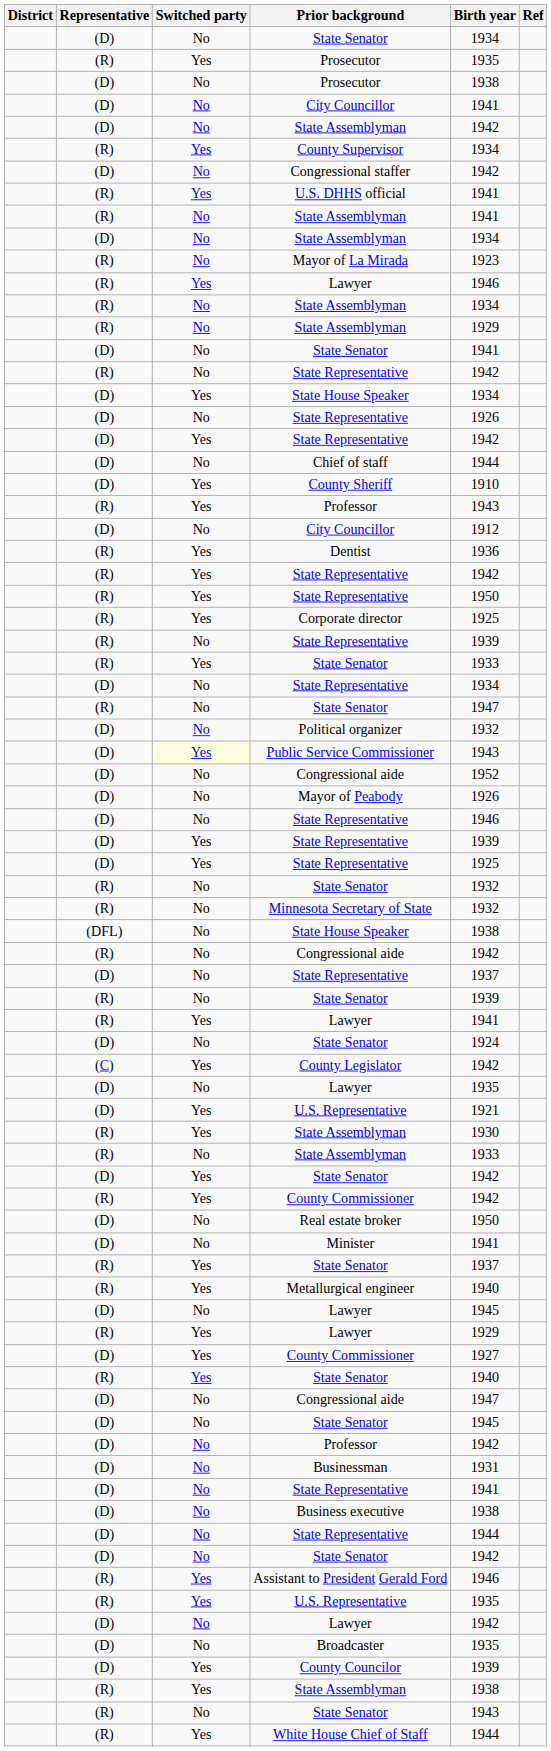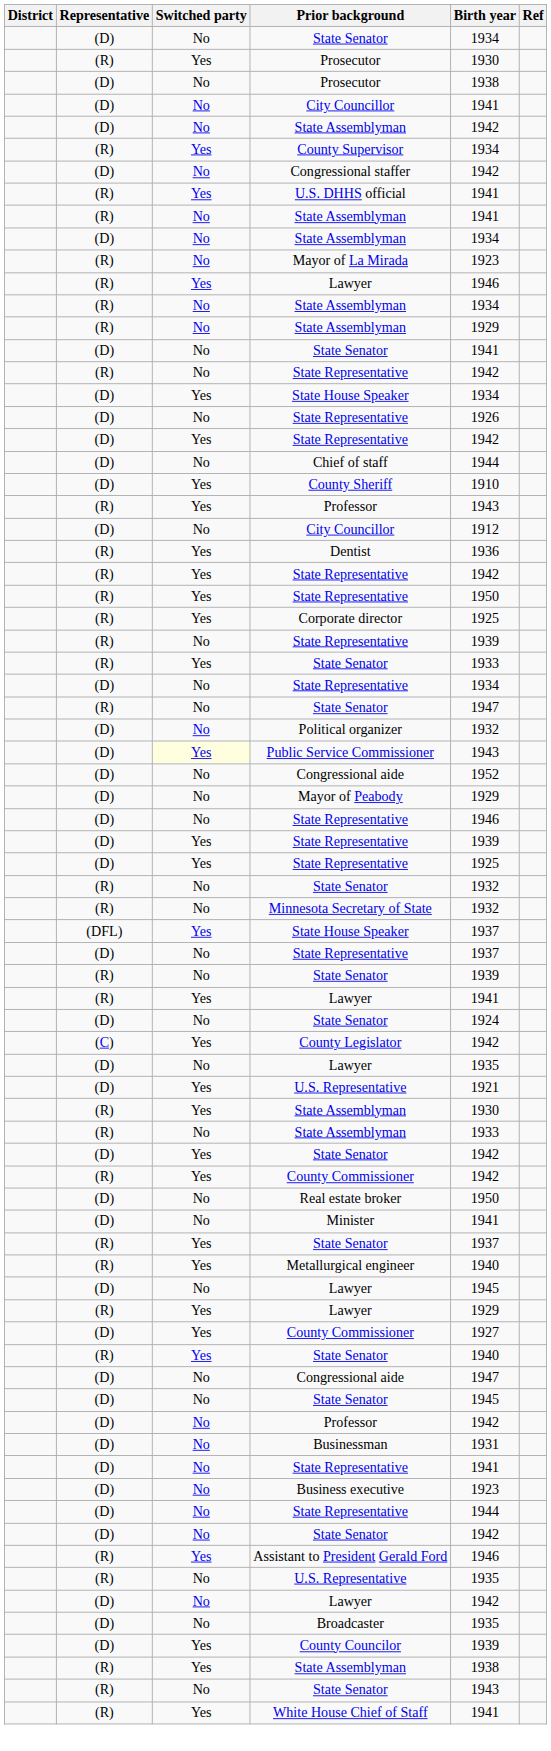(485, 60) 1935 -> (485, 60) 1930
(485, 797) 1926 -> (485, 797) 1929
(201, 931) No -> (201, 931) Yes
(485, 931) 1938 -> (485, 931) 1937
- row: (104, 953)
(485, 1511) 1938 -> (485, 1489) 1923
(201, 1601) Yes -> (201, 1578) No
(485, 1735) 1944 -> (485, 1712) 1941
